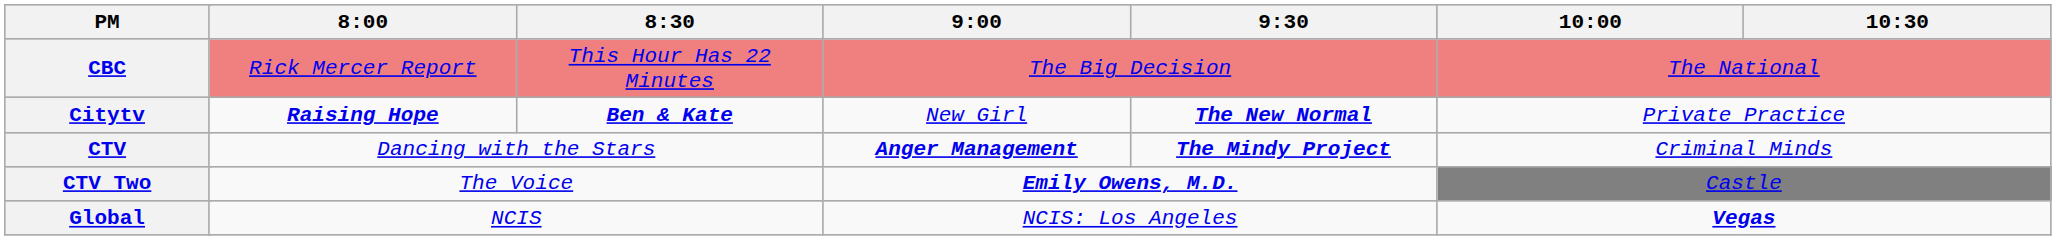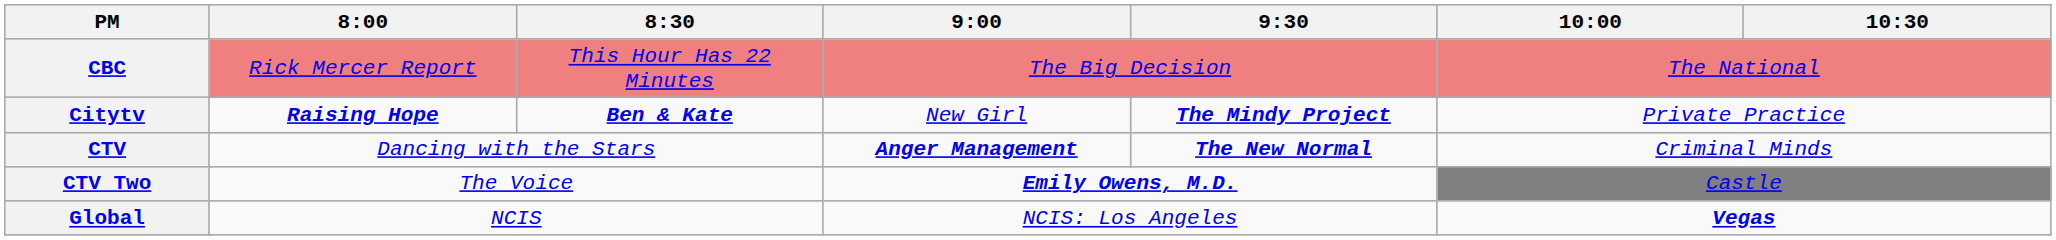(1284, 115) The New Normal -> (1284, 115) The Mindy Project
(1284, 149) The Mindy Project -> (1284, 149) The New Normal
